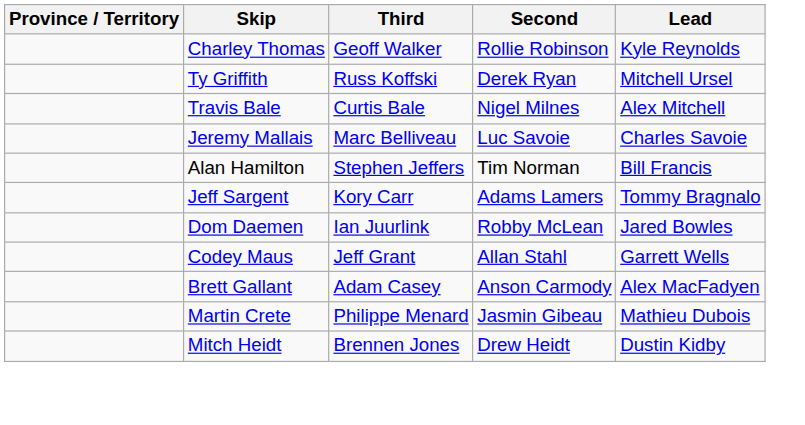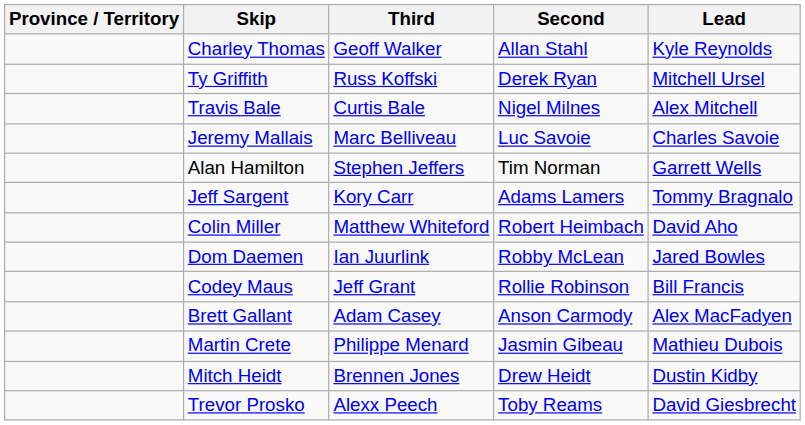(543, 49) Rollie Robinson -> (543, 49) Allan Stahl
(666, 167) Bill Francis -> (707, 167) Garrett Wells
+ row: (234, 227)
(522, 256) Allan Stahl -> (564, 286) Rollie Robinson
(675, 256) Garrett Wells -> (698, 286) Bill Francis
+ row: (246, 405)
